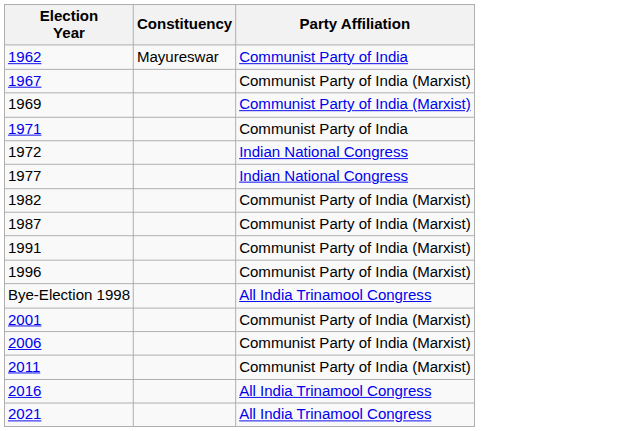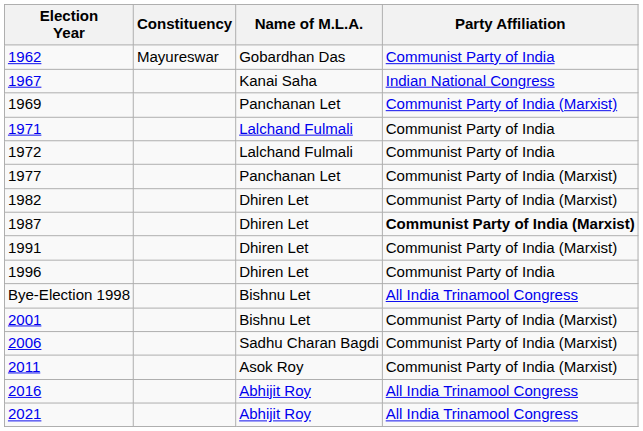+ column: (309, 24)
(355, 81) Communist Party of India (Marxist) -> (470, 81) Indian National Congress
(324, 152) Indian National Congress -> (470, 152) Communist Party of India
(324, 176) Indian National Congress -> (501, 176) Communist Party of India (Marxist)
(355, 224) normal -> (510, 224) bold
(355, 271) Communist Party of India (Marxist) -> (470, 271) Communist Party of India
